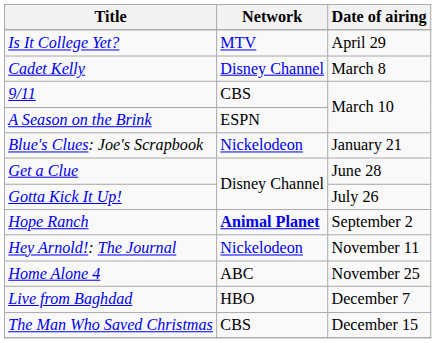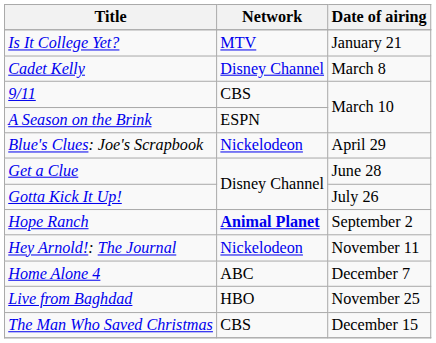(359, 42) April 29 -> (367, 42) January 21
(367, 145) January 21 -> (359, 145) April 29
(376, 273) November 25 -> (371, 273) December 7
(371, 299) December 7 -> (376, 299) November 25
